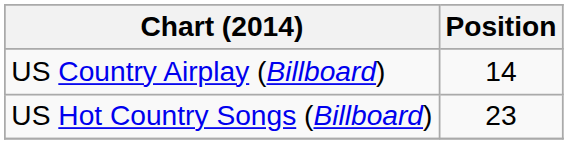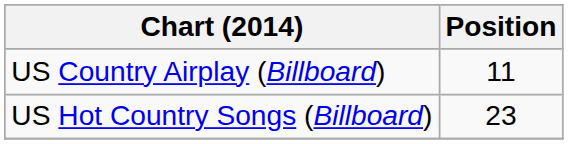(501, 71) 14 -> (501, 71) 11
